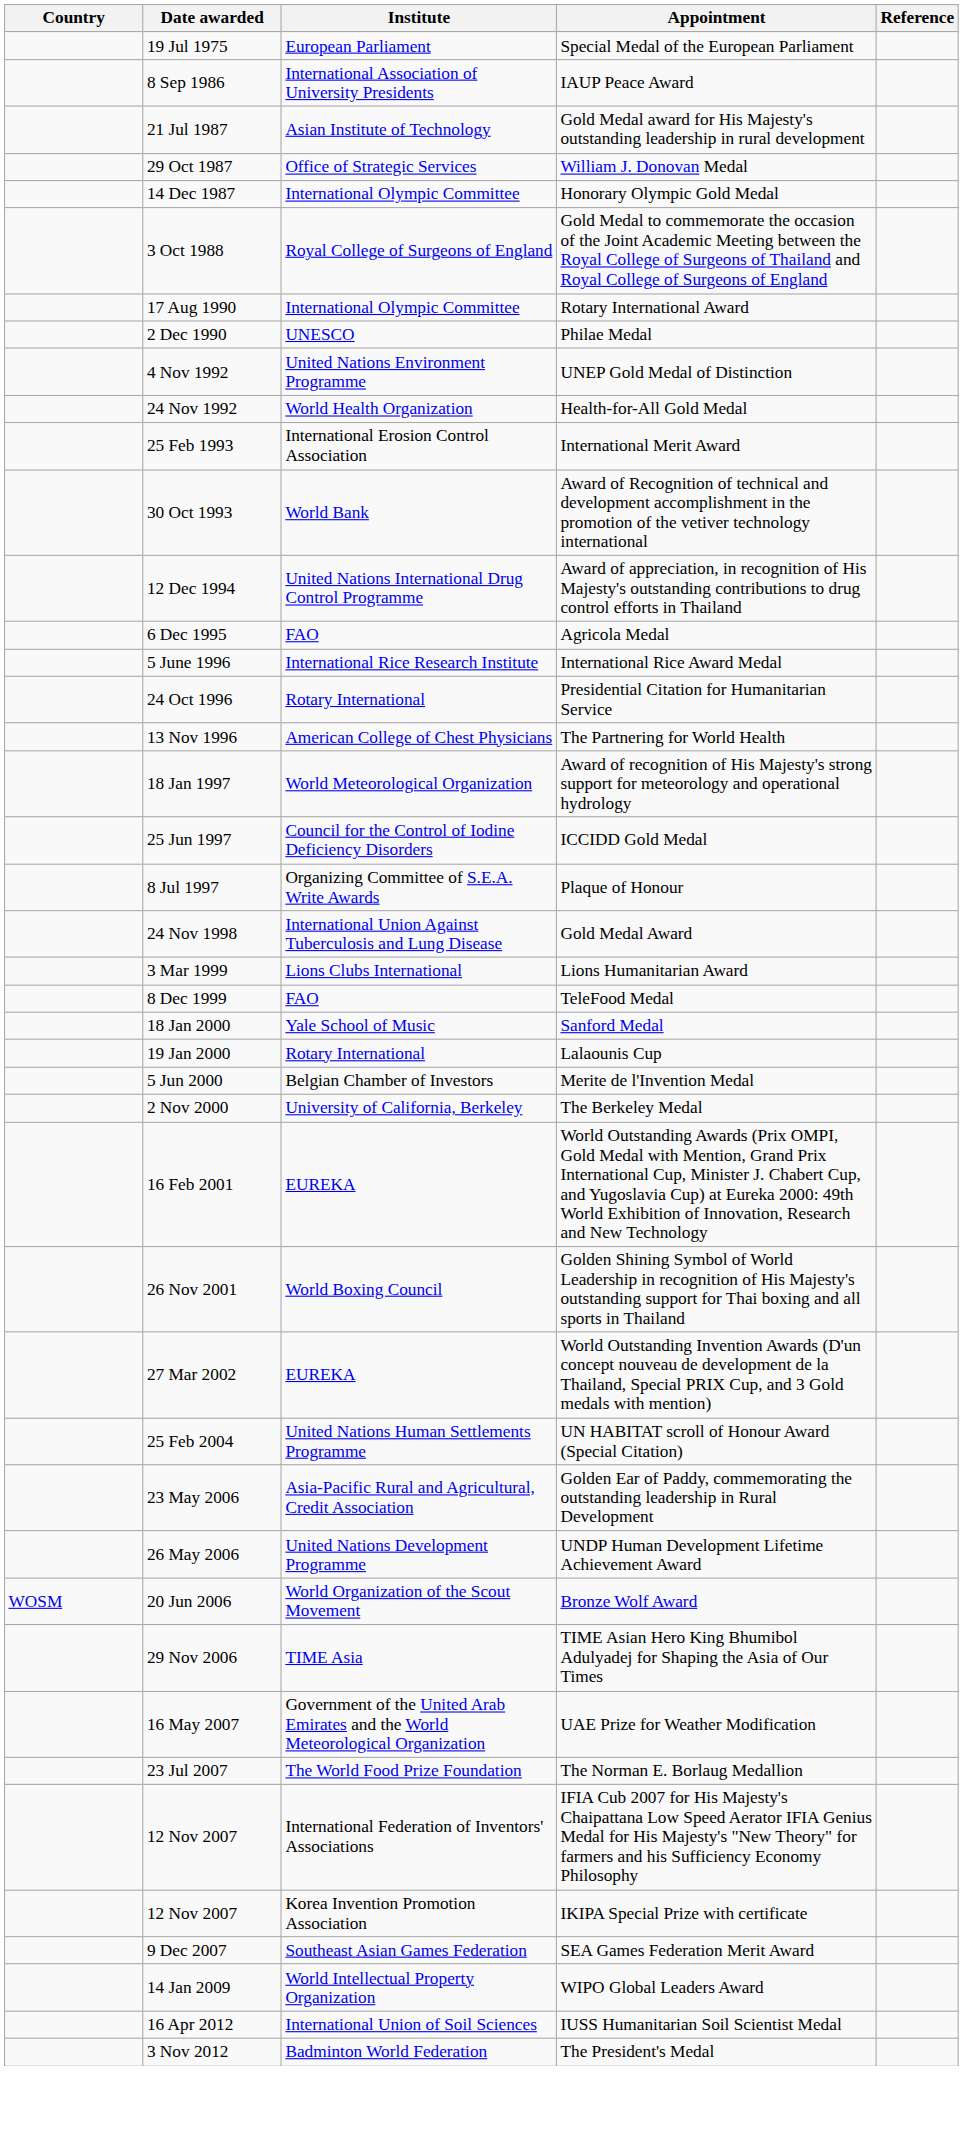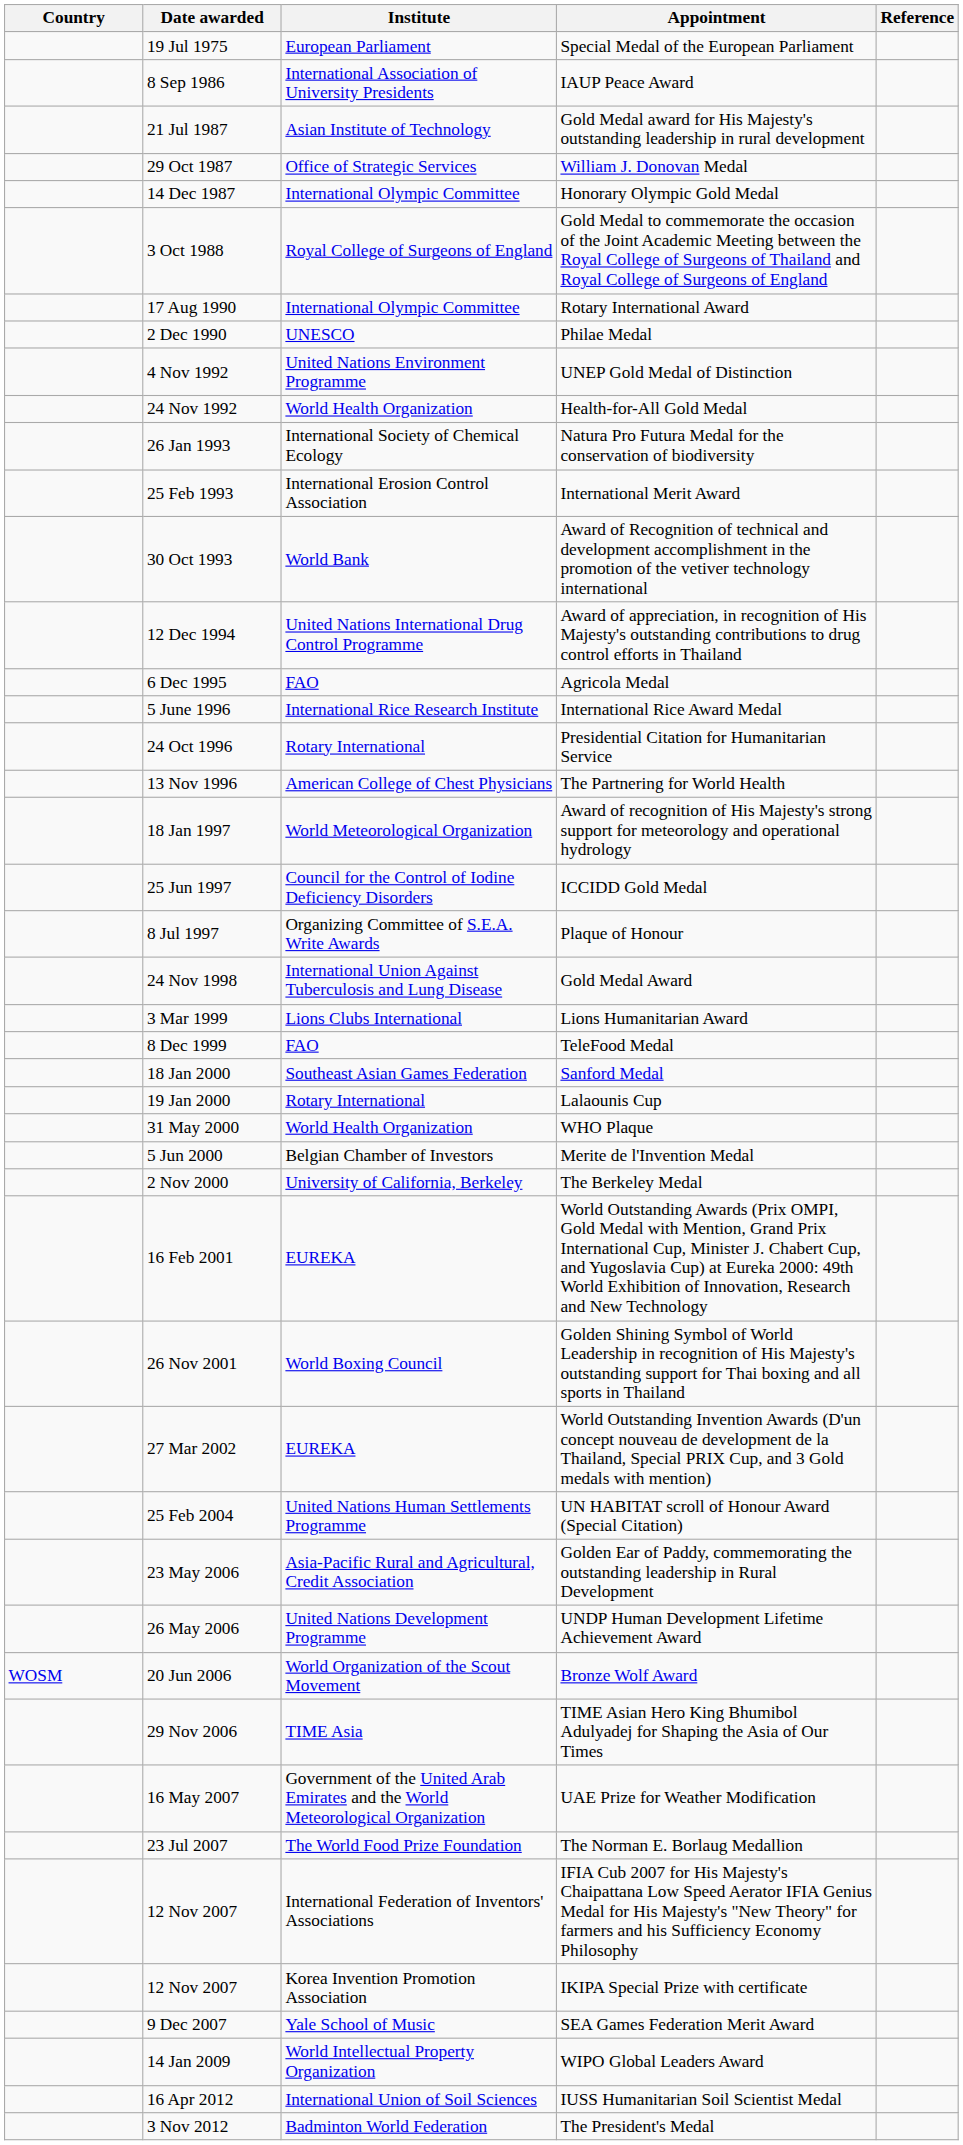+ row: (672, 446)
(360, 1025) Yale School of Music -> (406, 1072) Southeast Asian Games Federation
+ row: (607, 1127)
(406, 1950) Southeast Asian Games Federation -> (360, 2024) Yale School of Music
